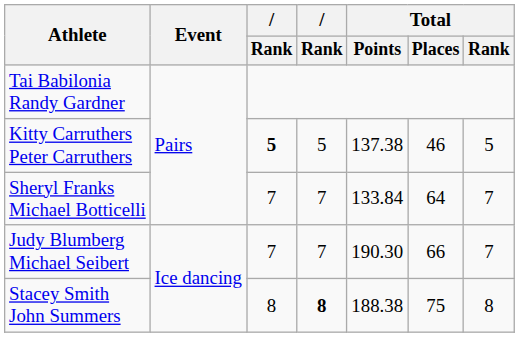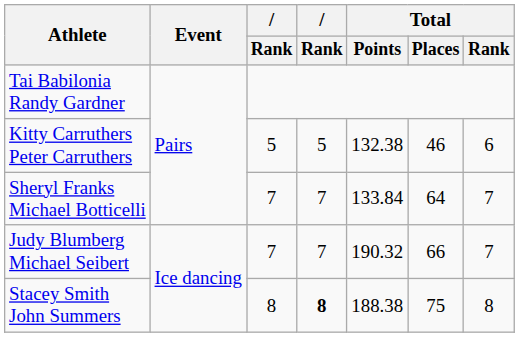(272, 145) bold -> (272, 145) normal
(377, 145) 137.38 -> (377, 145) 132.38
(489, 145) 5 -> (489, 145) 6
(377, 252) 190.30 -> (377, 252) 190.32
